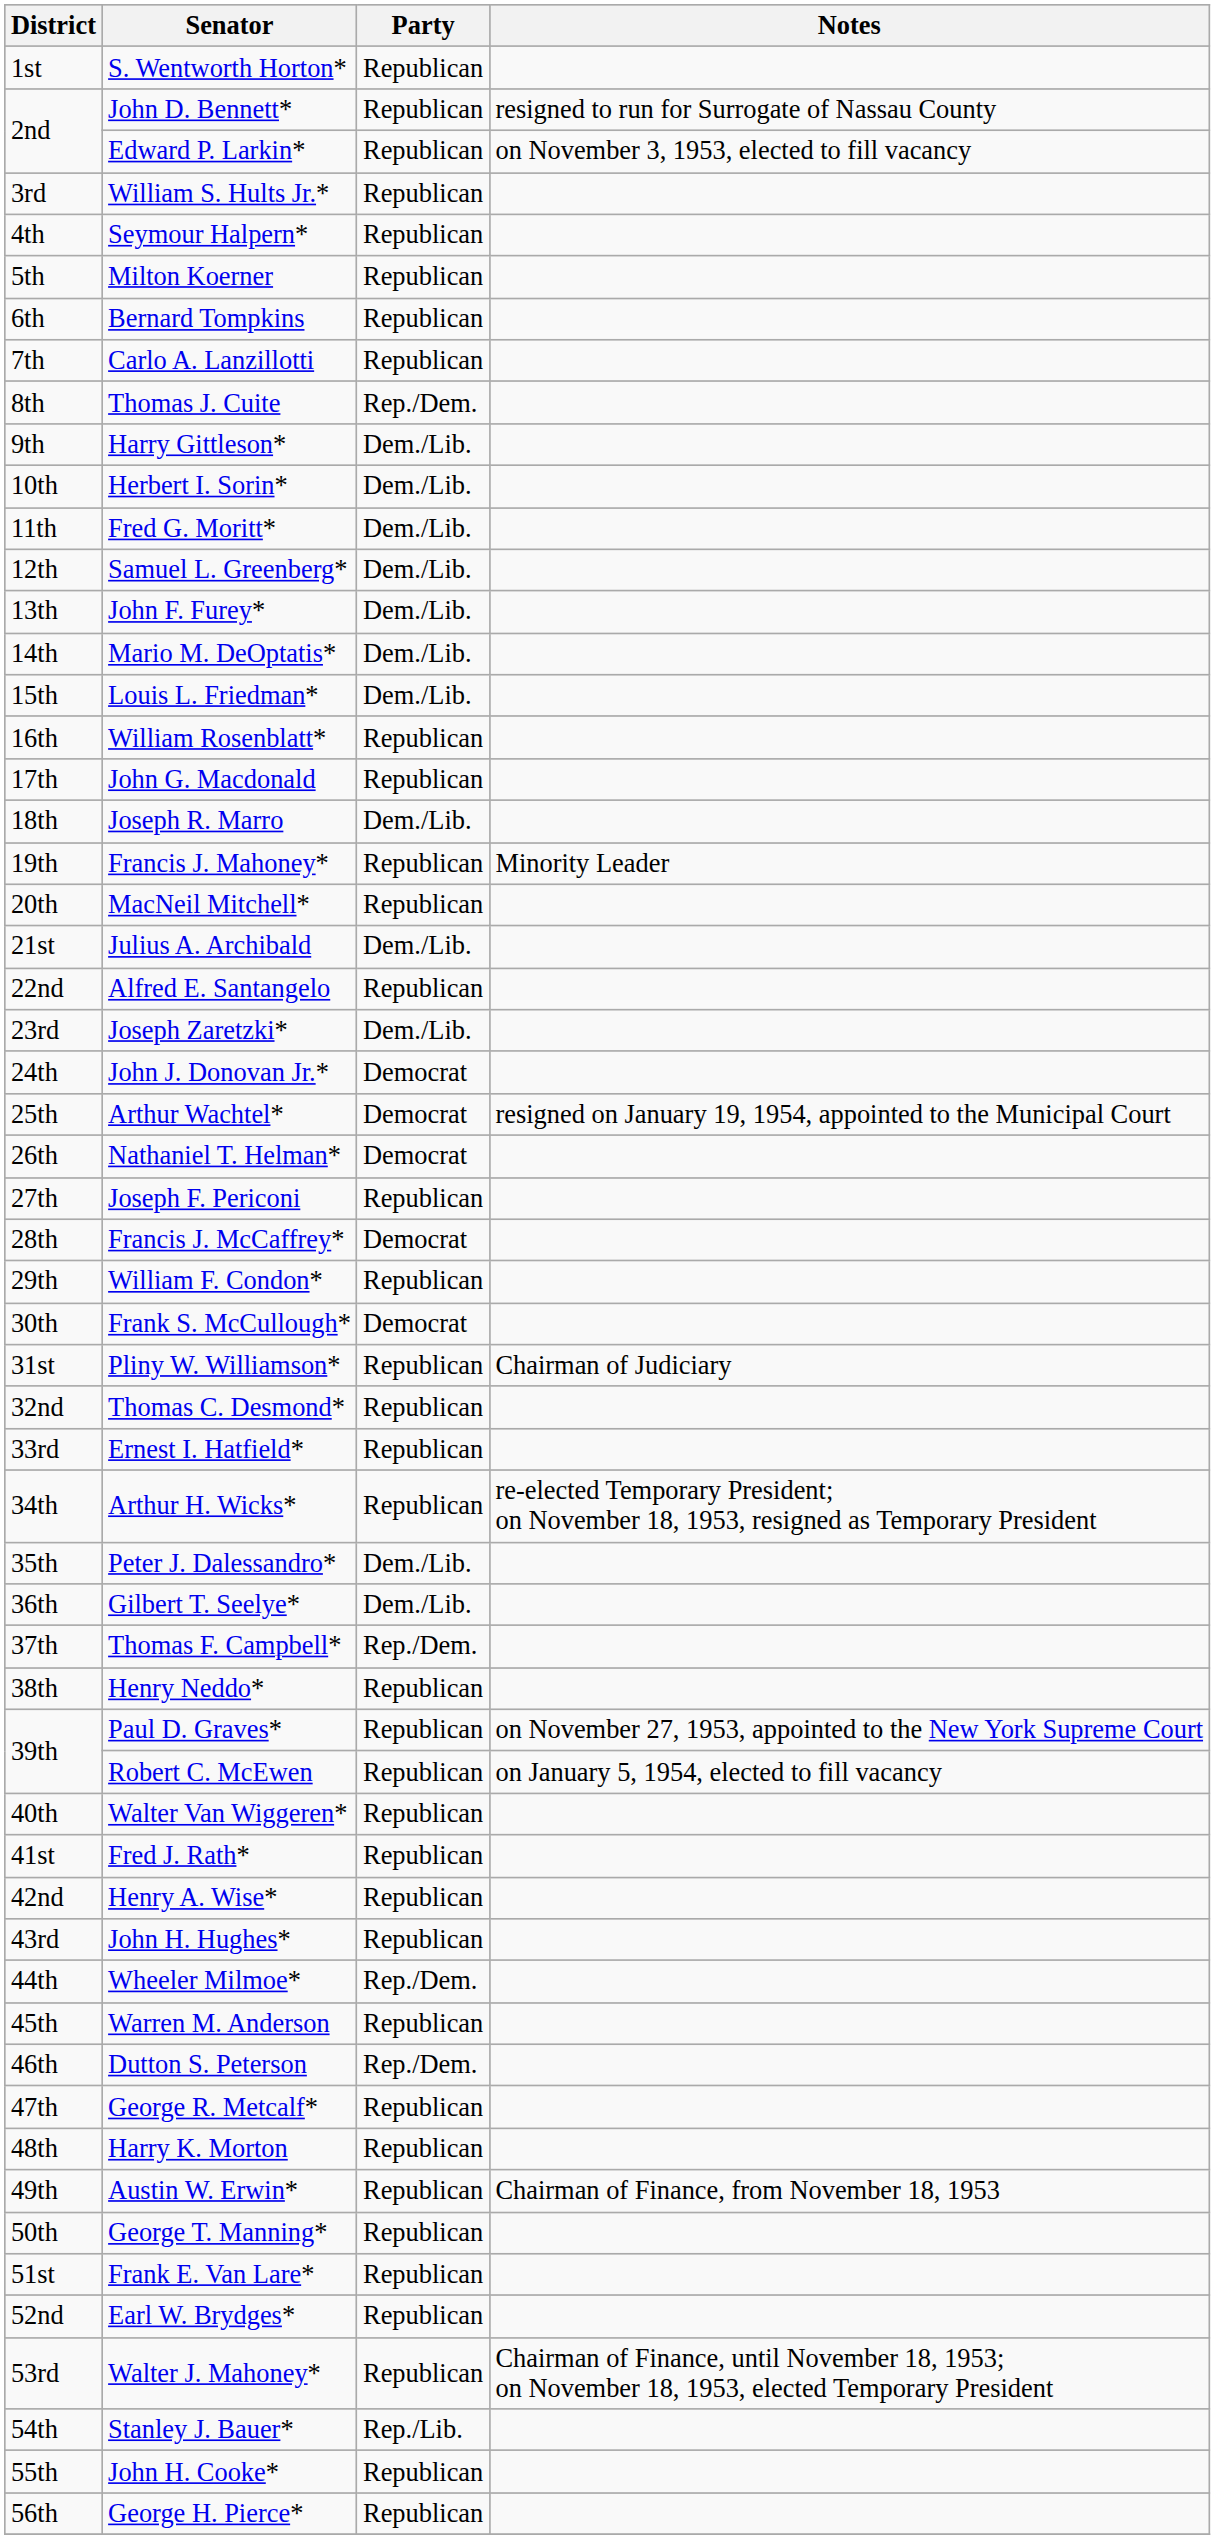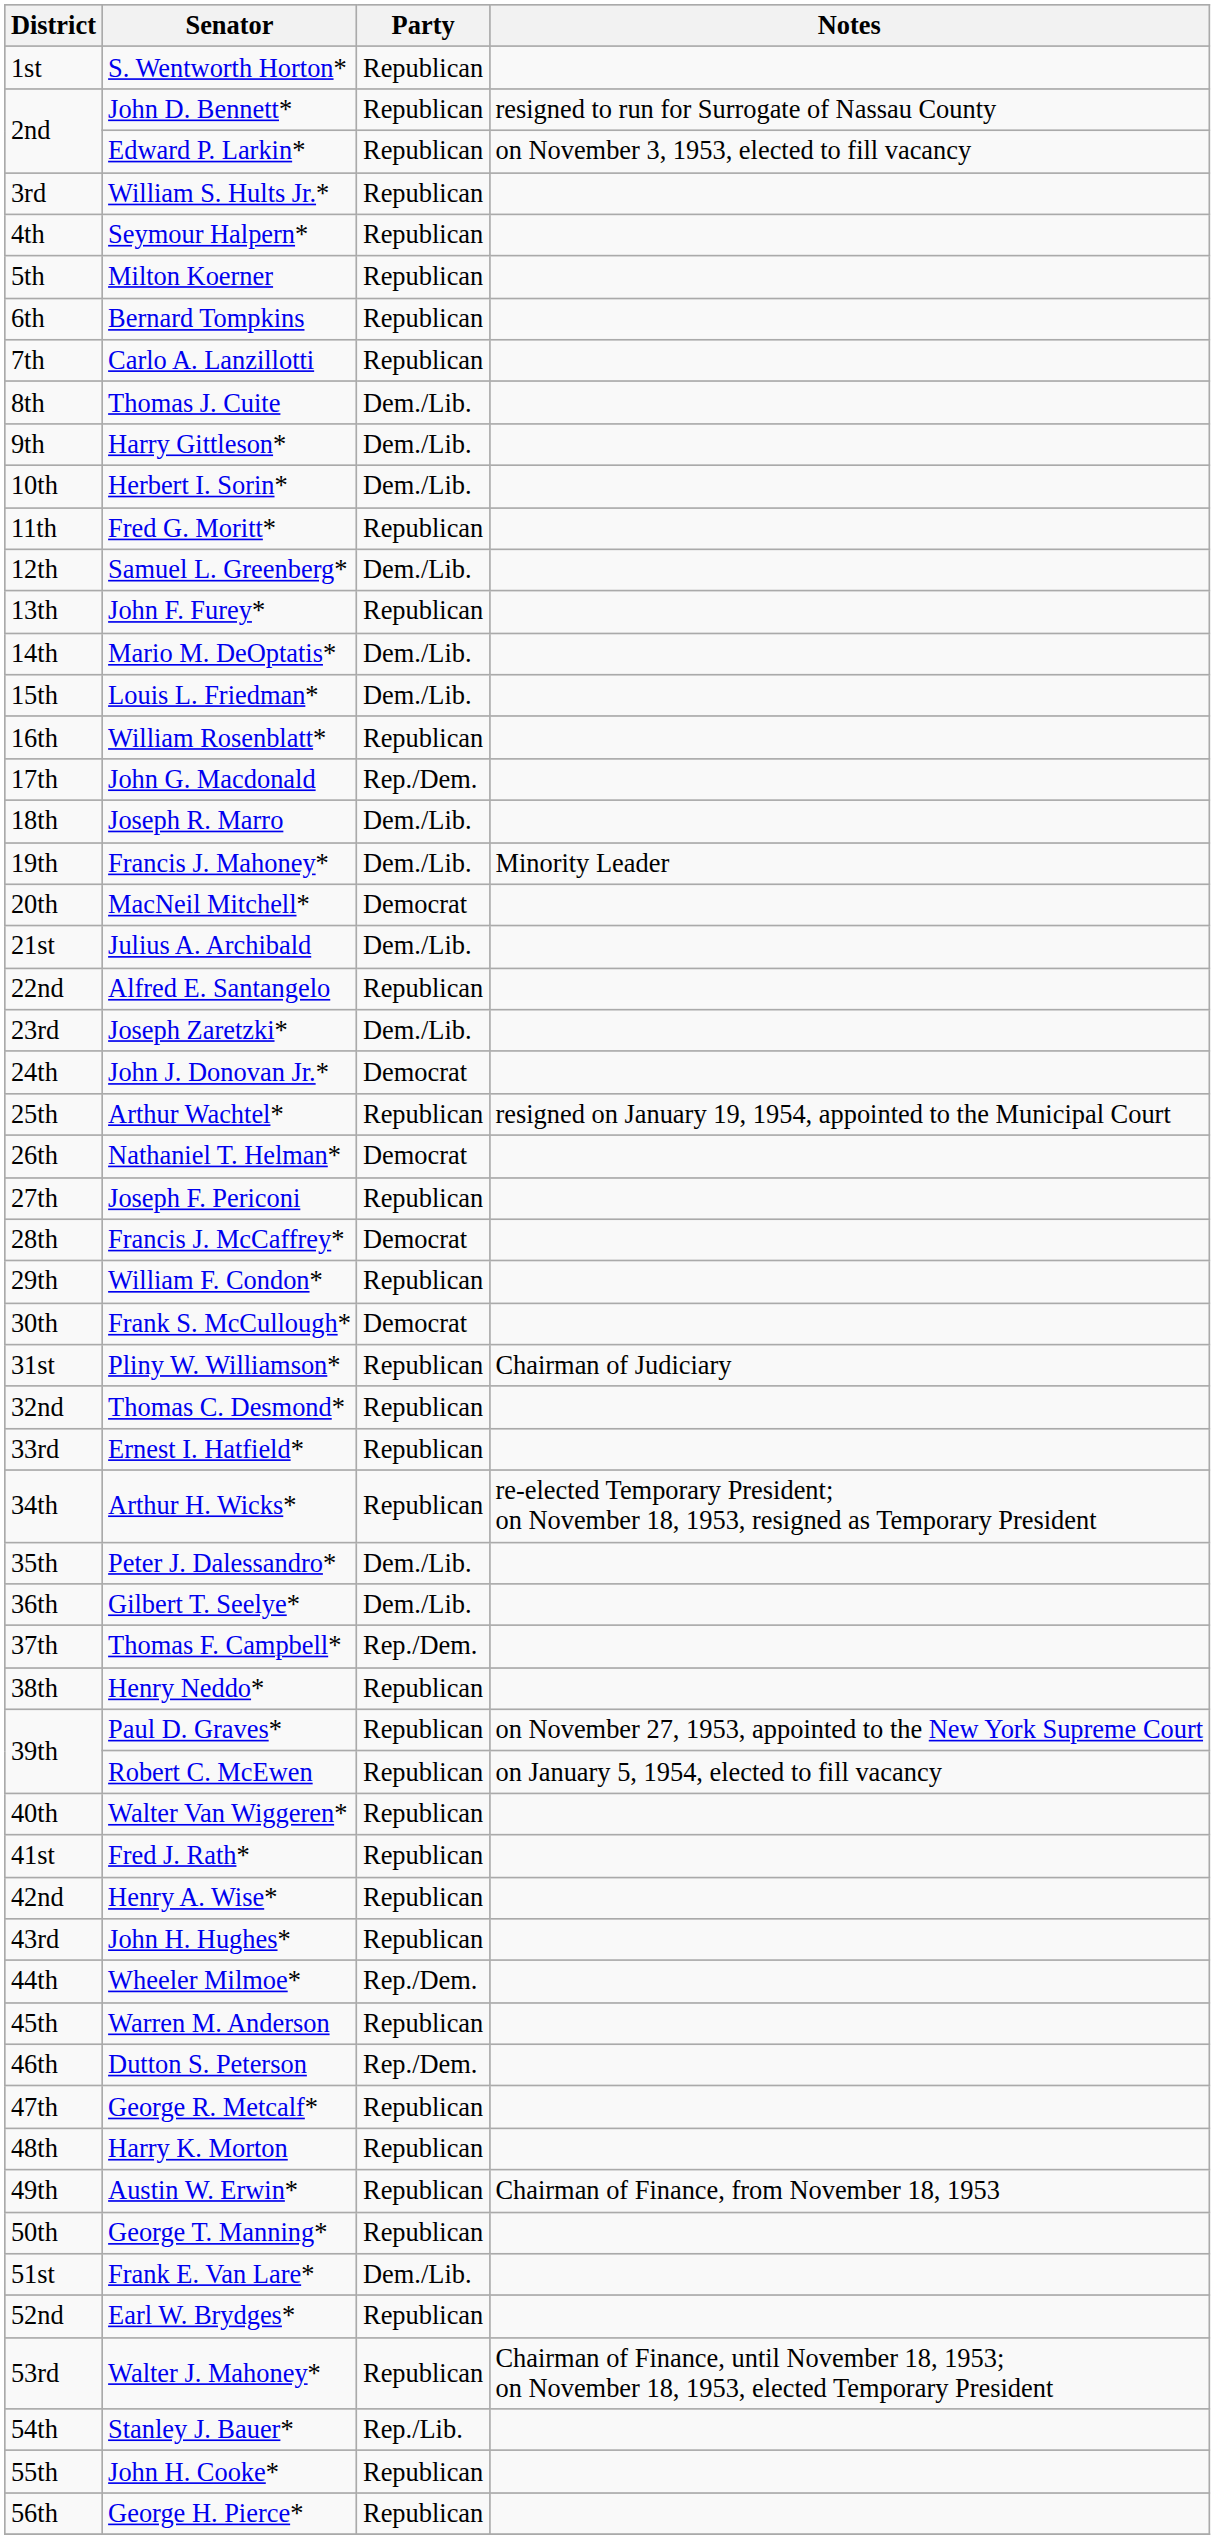(420, 402) Rep./Dem. -> (417, 402) Dem./Lib.
(417, 527) Dem./Lib. -> (423, 527) Republican
(417, 611) Dem./Lib. -> (423, 611) Republican
(423, 779) Republican -> (420, 779) Rep./Dem.
(423, 862) Republican -> (417, 862) Dem./Lib.
(423, 904) Republican -> (415, 904) Democrat
(415, 1114) Democrat -> (423, 1114) Republican
(423, 2274) Republican -> (417, 2274) Dem./Lib.
